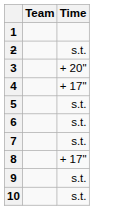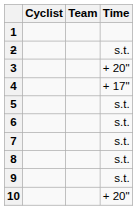+ column: (44, 13)
(73, 159) + 17" -> (122, 159) s.t.
(79, 196) s.t. -> (116, 196) + 20"
